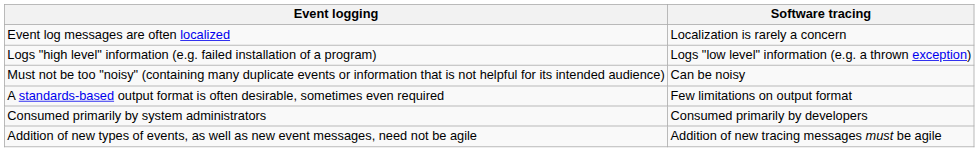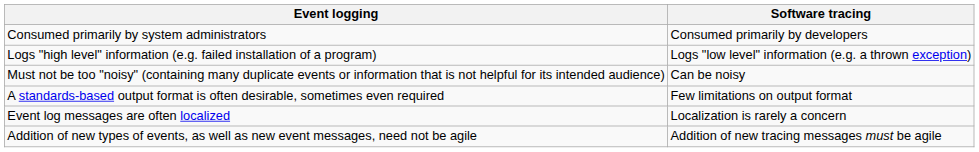rows swapped: (137, 116) <-> (119, 34)
